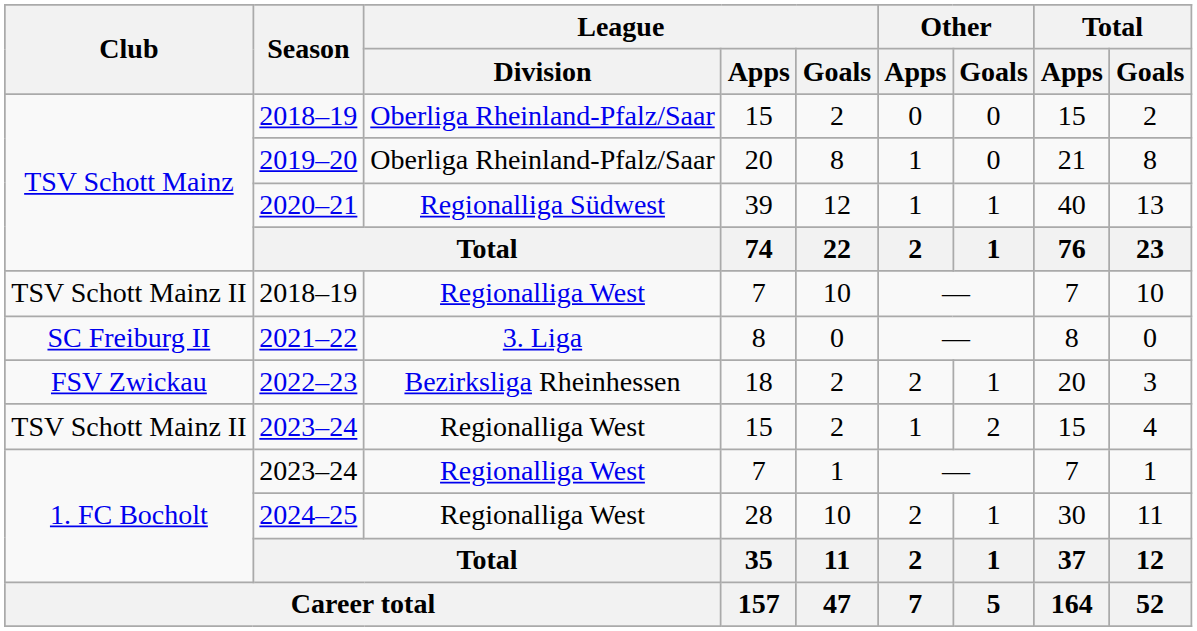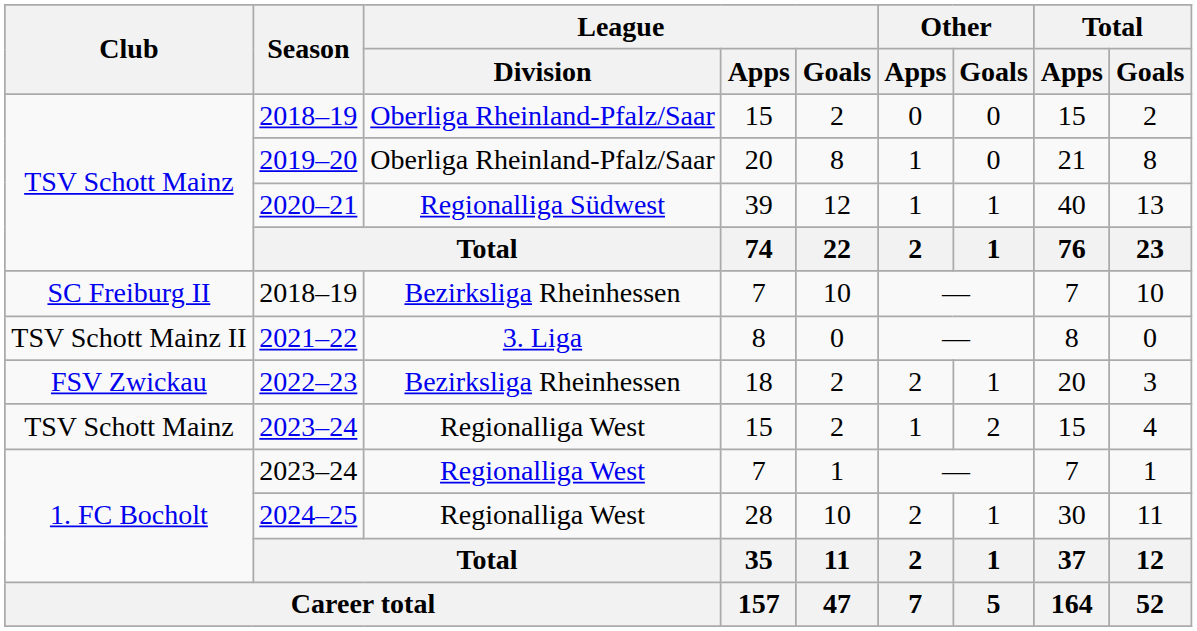(129, 293) TSV Schott Mainz II -> (129, 293) SC Freiburg II
(542, 293) Regionalliga West -> (542, 293) Bezirksliga Rheinhessen
(129, 337) SC Freiburg II -> (129, 337) TSV Schott Mainz II
(129, 426) TSV Schott Mainz II -> (129, 426) TSV Schott Mainz
